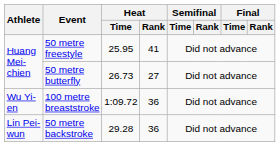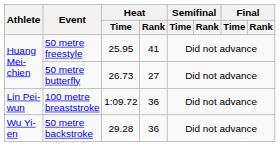(21, 102) Wu Yi-en -> (24, 102) Lin Pei-wun
(24, 129) Lin Pei-wun -> (21, 129) Wu Yi-en
